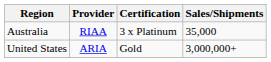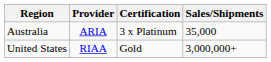(93, 31) RIAA -> (93, 31) ARIA
(93, 48) ARIA -> (93, 48) RIAA
